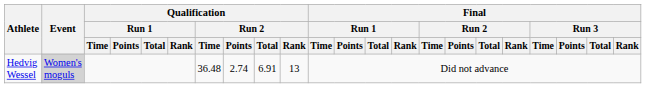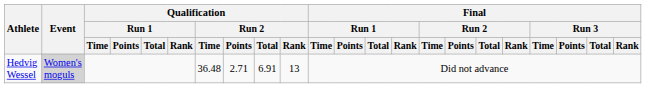(239, 69) 2.74 -> (239, 69) 2.71
